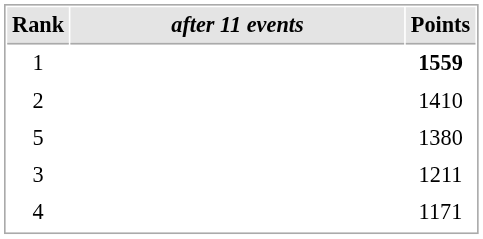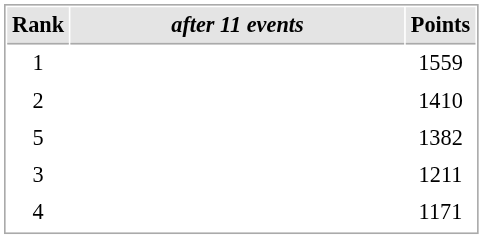(440, 63) bold -> (440, 63) normal
(440, 138) 1380 -> (440, 138) 1382
